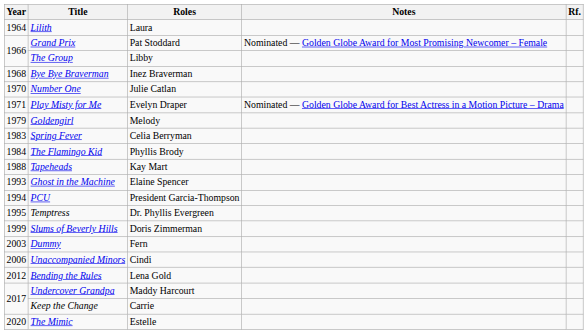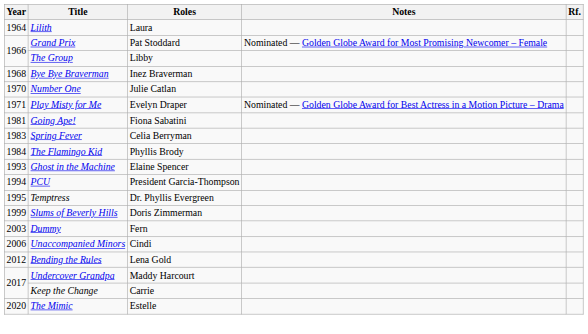- row: (52, 120)
+ row: (53, 120)
- row: (51, 167)
